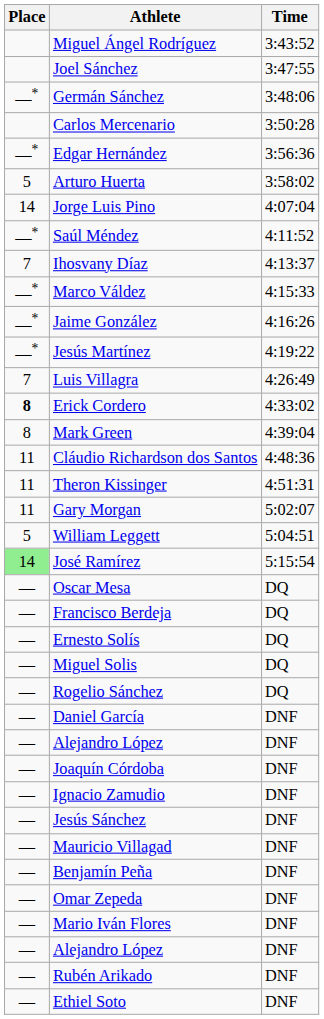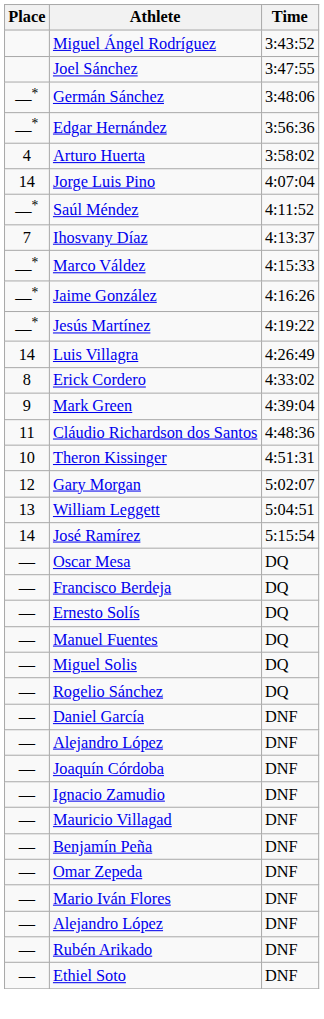- row: (114, 125)
(27, 181) 5 -> (27, 155) 4
(27, 380) 7 -> (27, 354) 14
(27, 406) bold -> (27, 380) normal
(27, 432) 8 -> (27, 406) 9
(27, 483) 11 -> (27, 458) 10
(27, 509) 11 -> (27, 483) 12
(27, 535) 5 -> (27, 509) 13
(27, 561) lightgreen background -> (27, 535) no background
+ row: (105, 639)
- row: (99, 820)
